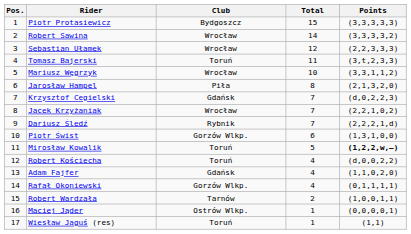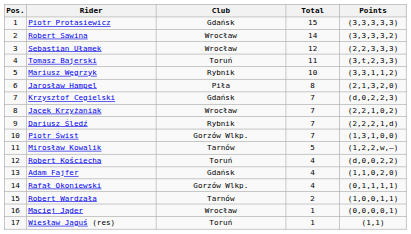(221, 23) Bydgoszcz -> (221, 23) Gdańsk
(221, 73) Wrocław -> (221, 73) Rybnik
(313, 135) 6 -> (313, 135) 7
(221, 148) Toruń -> (221, 148) Tarnów
(373, 148) bold -> (373, 148) normal
(221, 210) Ostrów Wlkp. -> (221, 210) Wrocław
